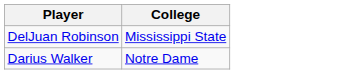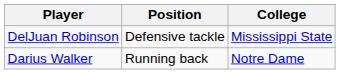+ column: (175, 15)
